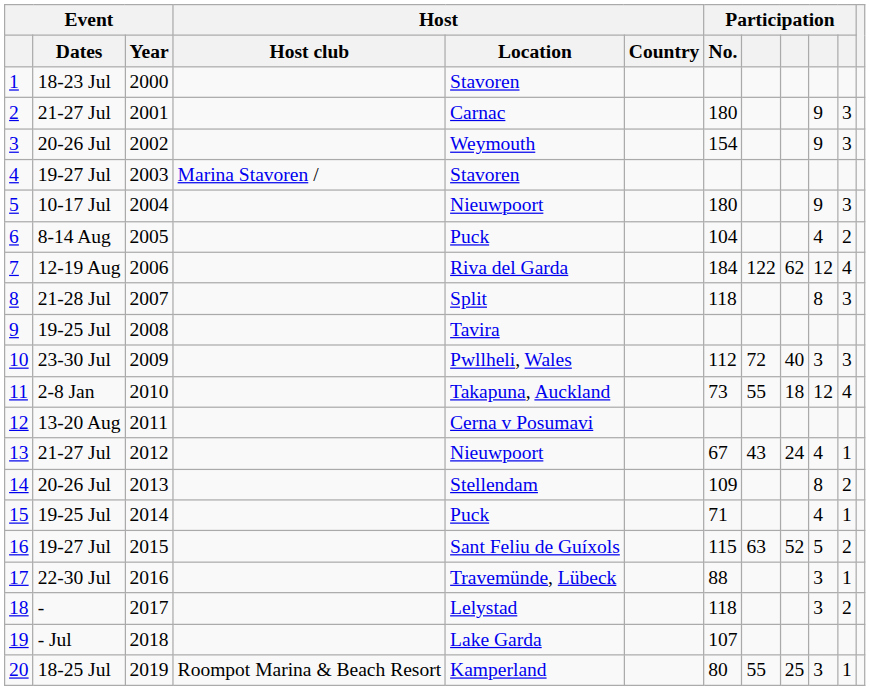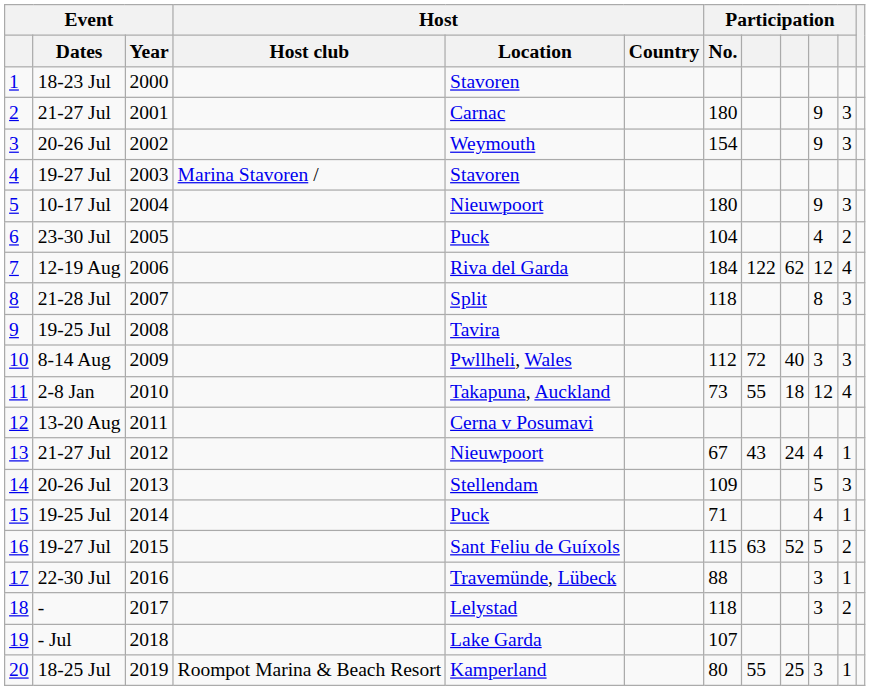(74, 236) 8-14 Aug -> (74, 236) 23-30 Jul
(74, 360) 23-30 Jul -> (74, 360) 8-14 Aug
(818, 484) 8 -> (818, 484) 5
(847, 484) 2 -> (847, 484) 3
